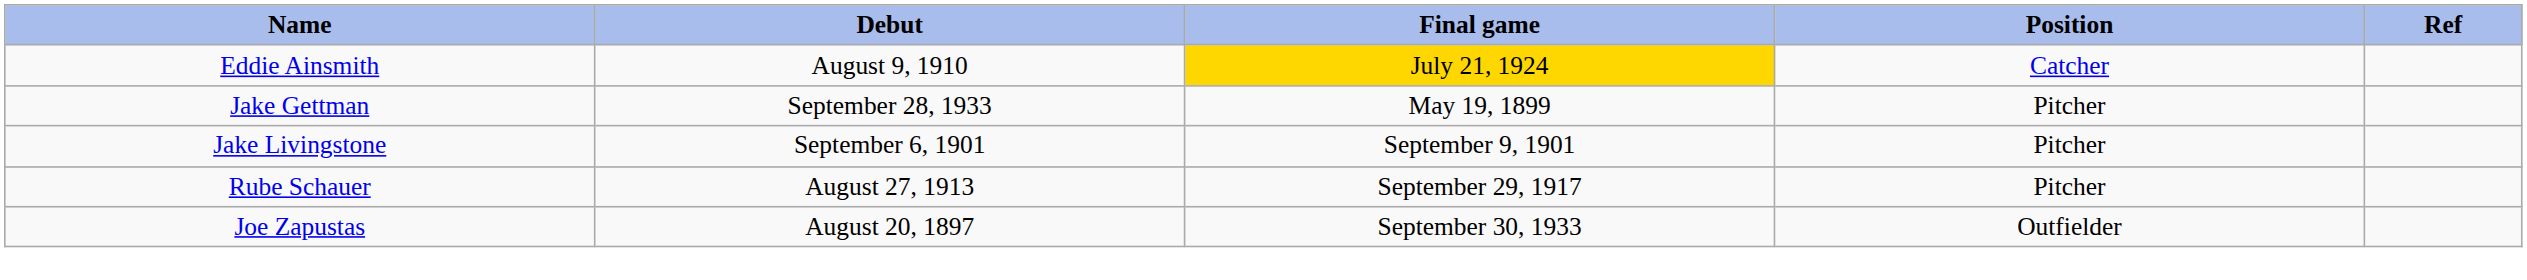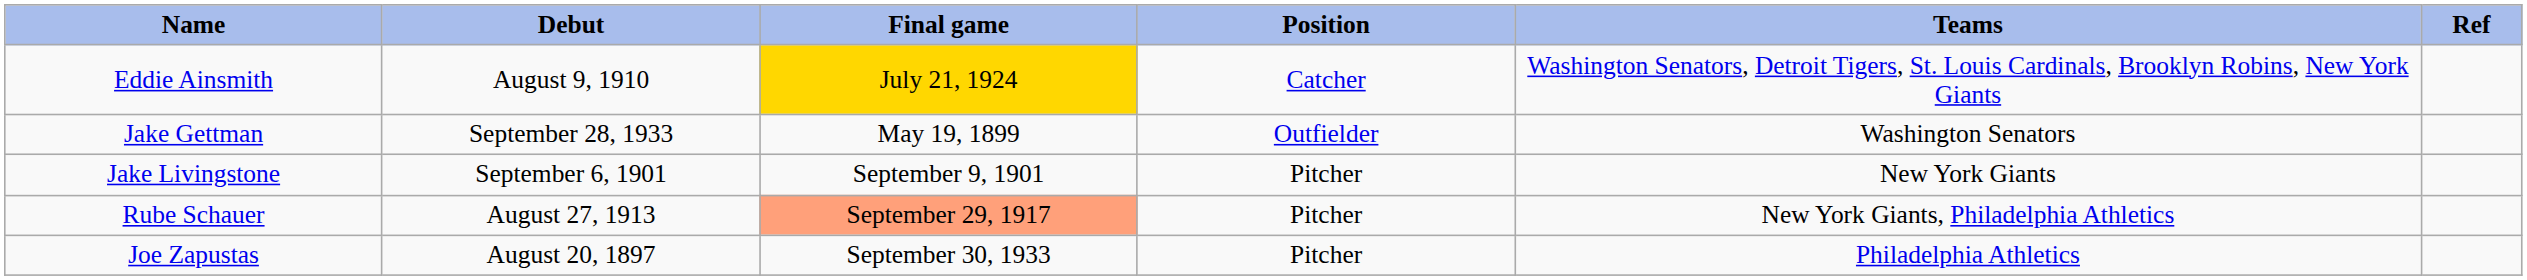+ column: (1968, 24)
(2069, 105) Pitcher -> (1326, 133) Outfielder
(1480, 186) no background -> (949, 214) lightsalmon background
(2069, 226) Outfielder -> (1326, 255) Pitcher
